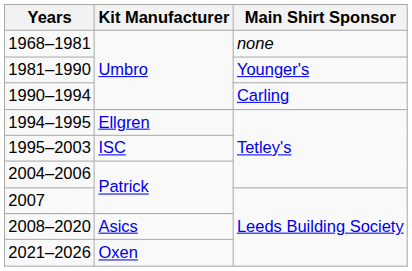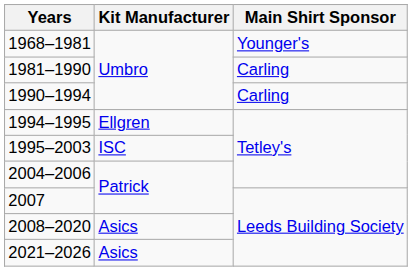(255, 43) none -> (273, 43) Younger's
(273, 69) Younger's -> (263, 69) Carling
(118, 252) Oxen -> (118, 252) Asics
